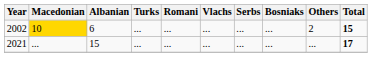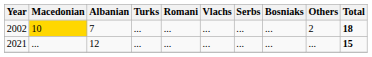(92, 28) 6 -> (92, 28) 7
(348, 28) 15 -> (348, 28) 18
(94, 44) 15 -> (94, 44) 12
(348, 44) 17 -> (348, 44) 15
